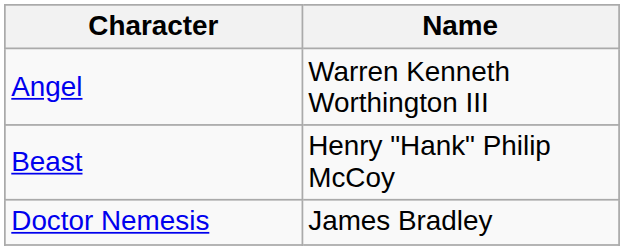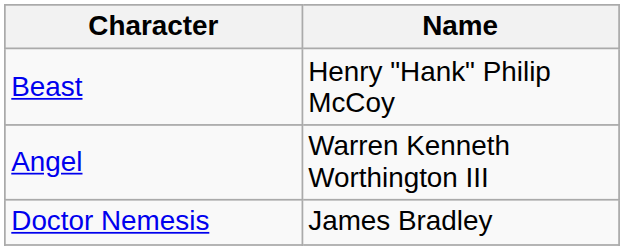rows swapped: (47, 161) <-> (47, 86)
